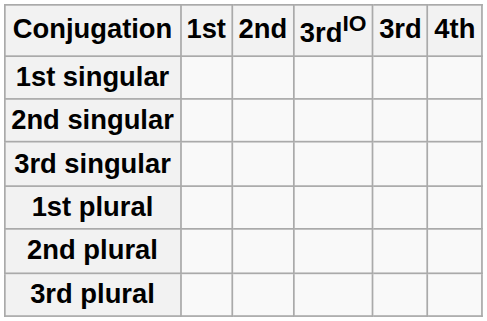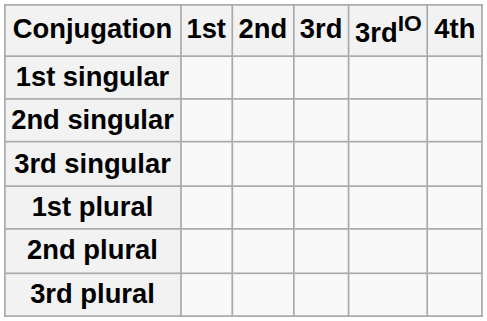columns swapped: (400, 29) <-> (333, 29)
